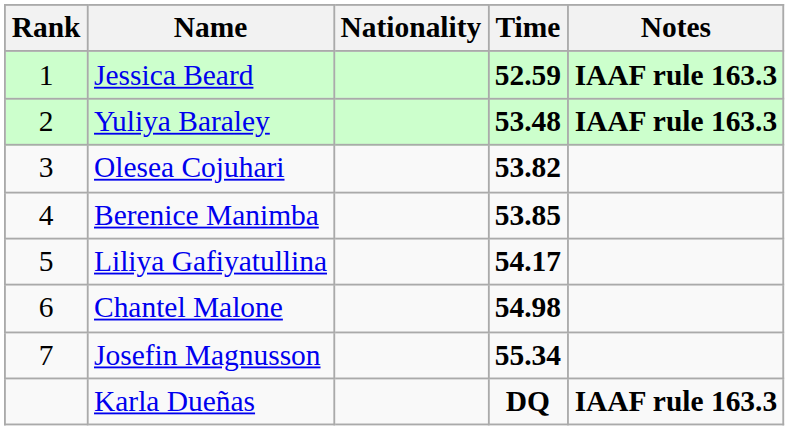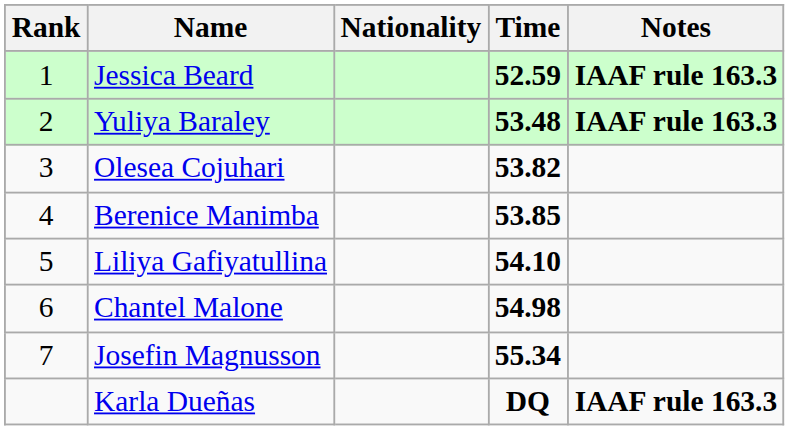(528, 261) 54.17 -> (528, 261) 54.10
